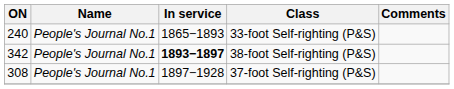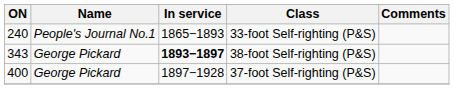(18, 53) 342 -> (18, 53) 343
(95, 53) People's Journal No.1 -> (77, 53) George Pickard
(18, 73) 308 -> (18, 73) 400
(95, 73) People's Journal No.1 -> (77, 73) George Pickard
